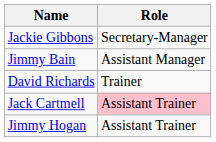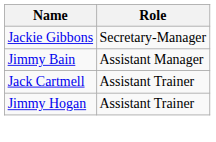- row: (51, 81)
(148, 103) pink background -> (147, 81) no background
